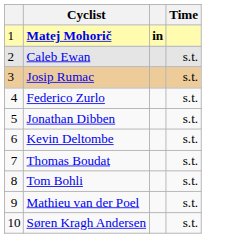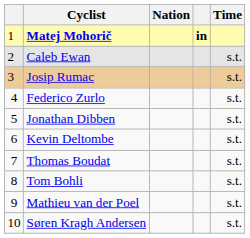+ column: (171, 14)
